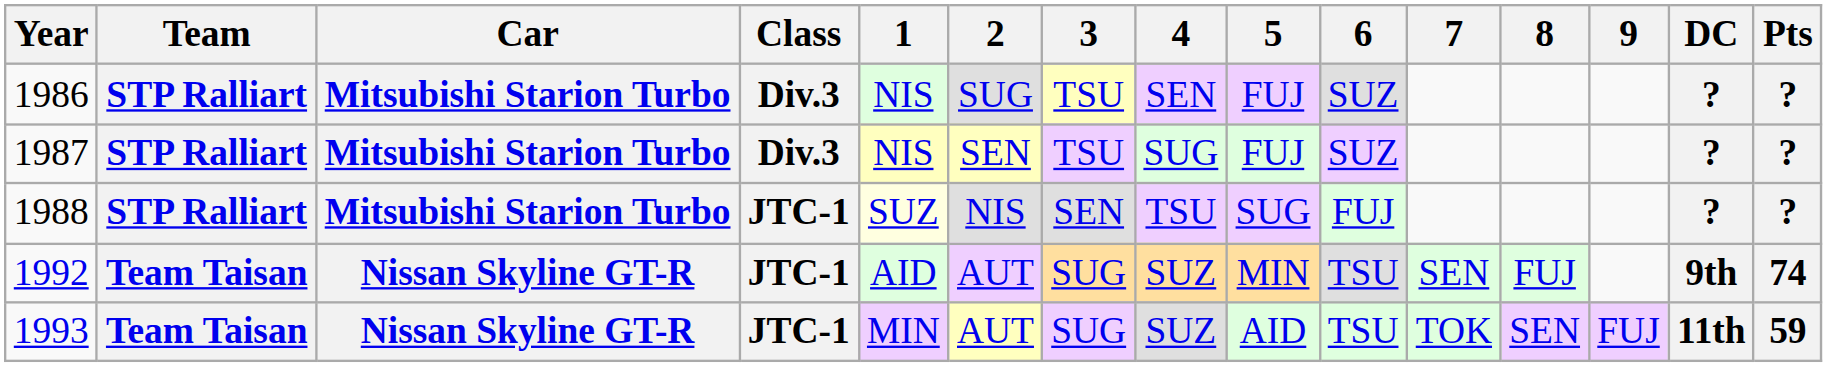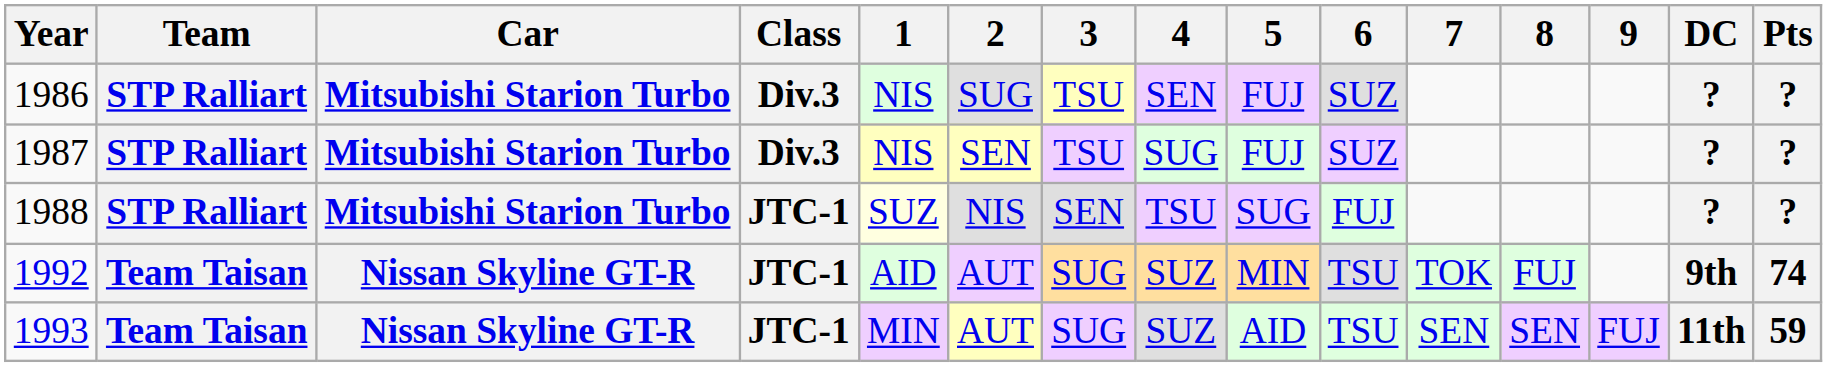(1454, 271) SEN -> (1454, 271) TOK
(1454, 331) TOK -> (1454, 331) SEN
